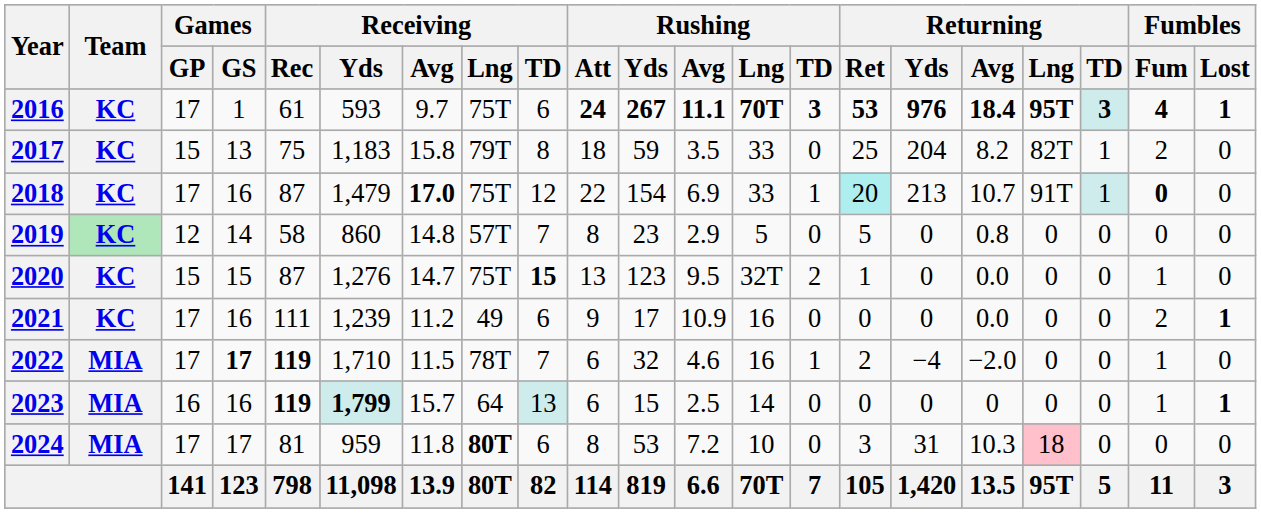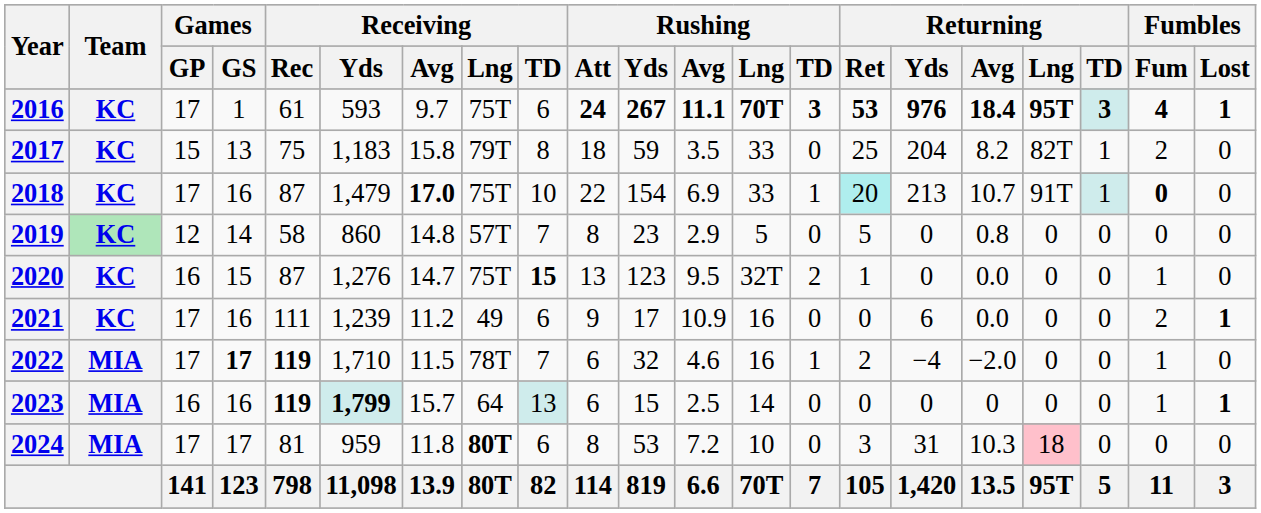(543, 192) 12 -> (543, 192) 10
(187, 276) 15 -> (187, 276) 16
(927, 318) 0 -> (927, 318) 6
